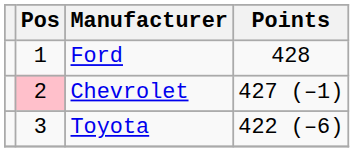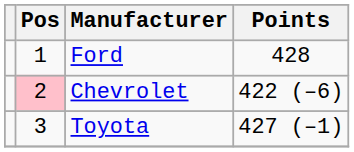(291, 93) 427 (–1) -> (291, 93) 422 (–6)
(291, 129) 422 (–6) -> (291, 129) 427 (–1)
